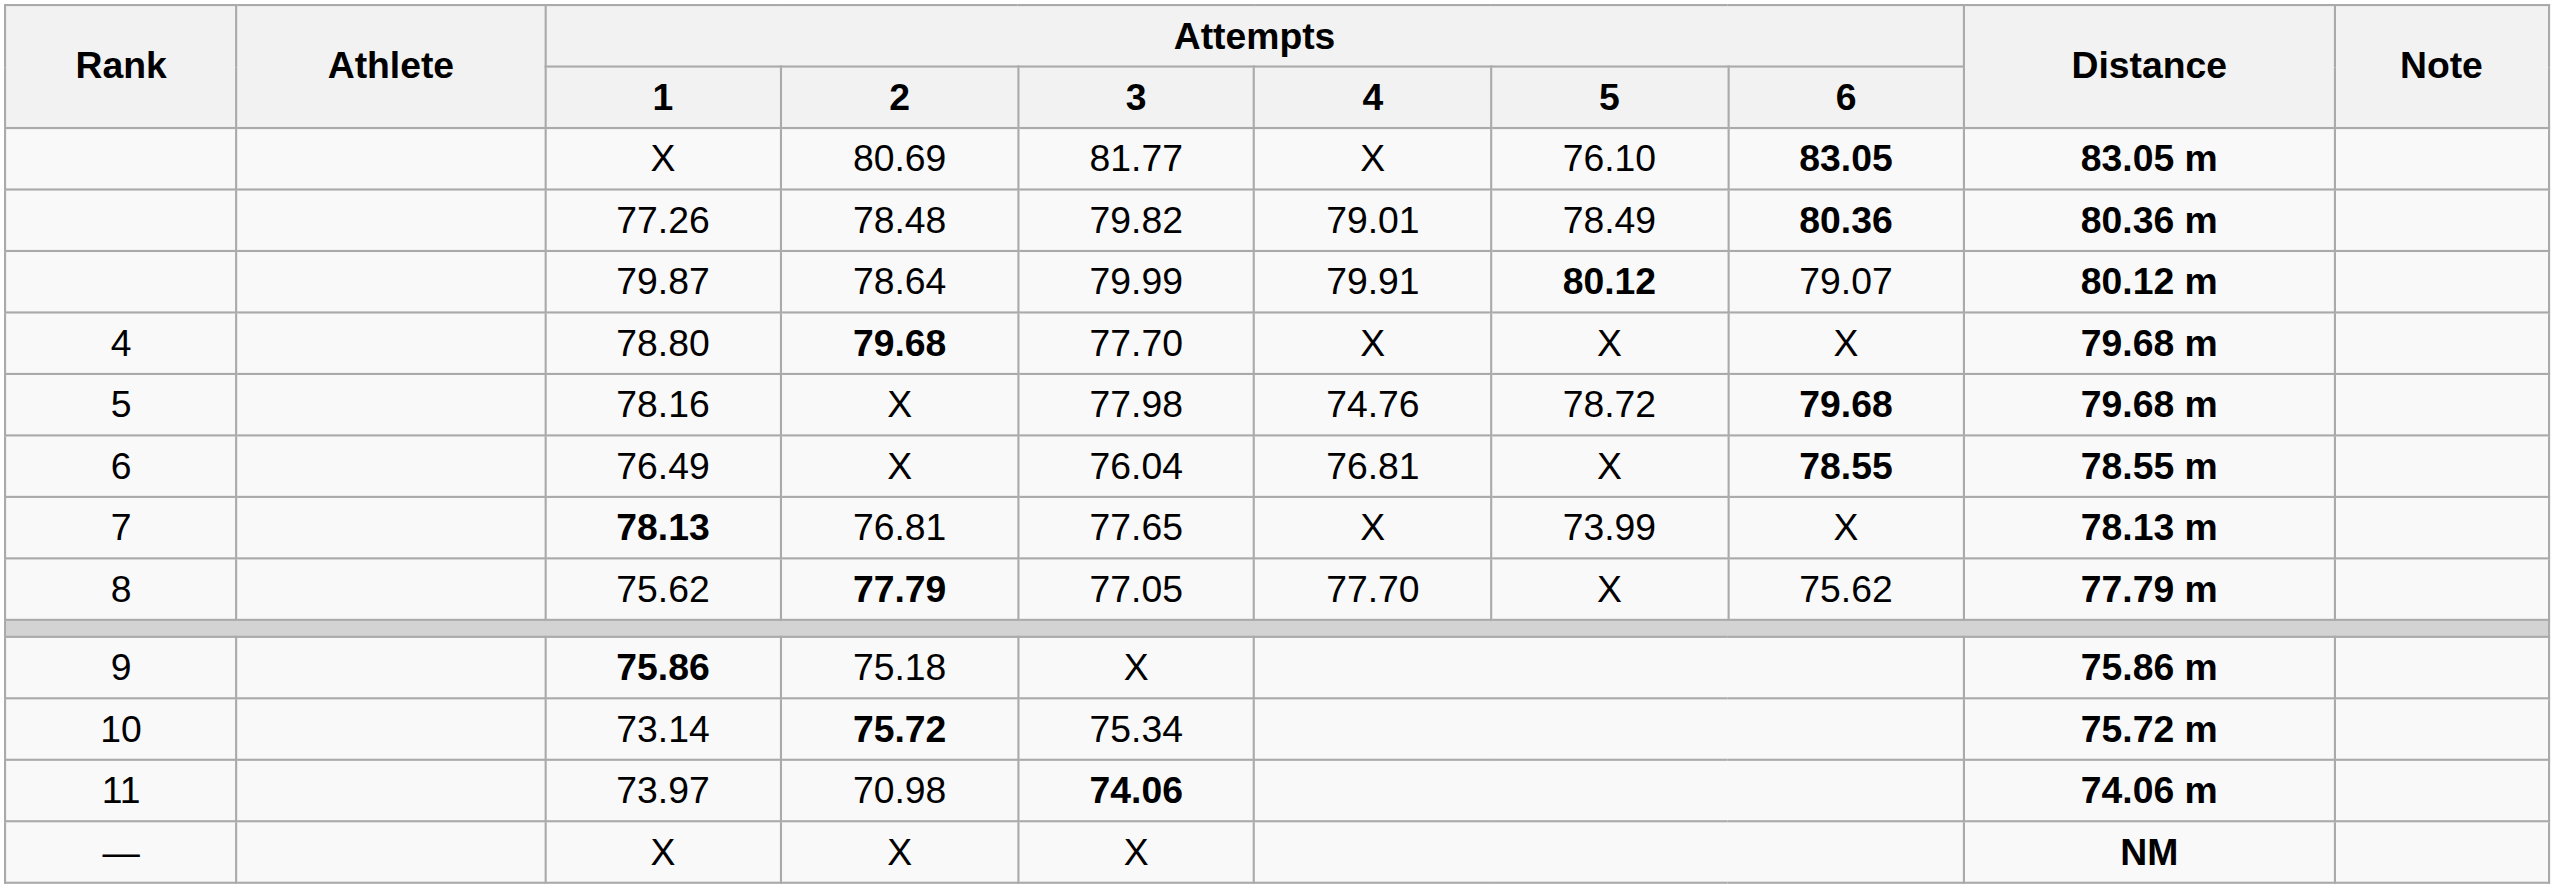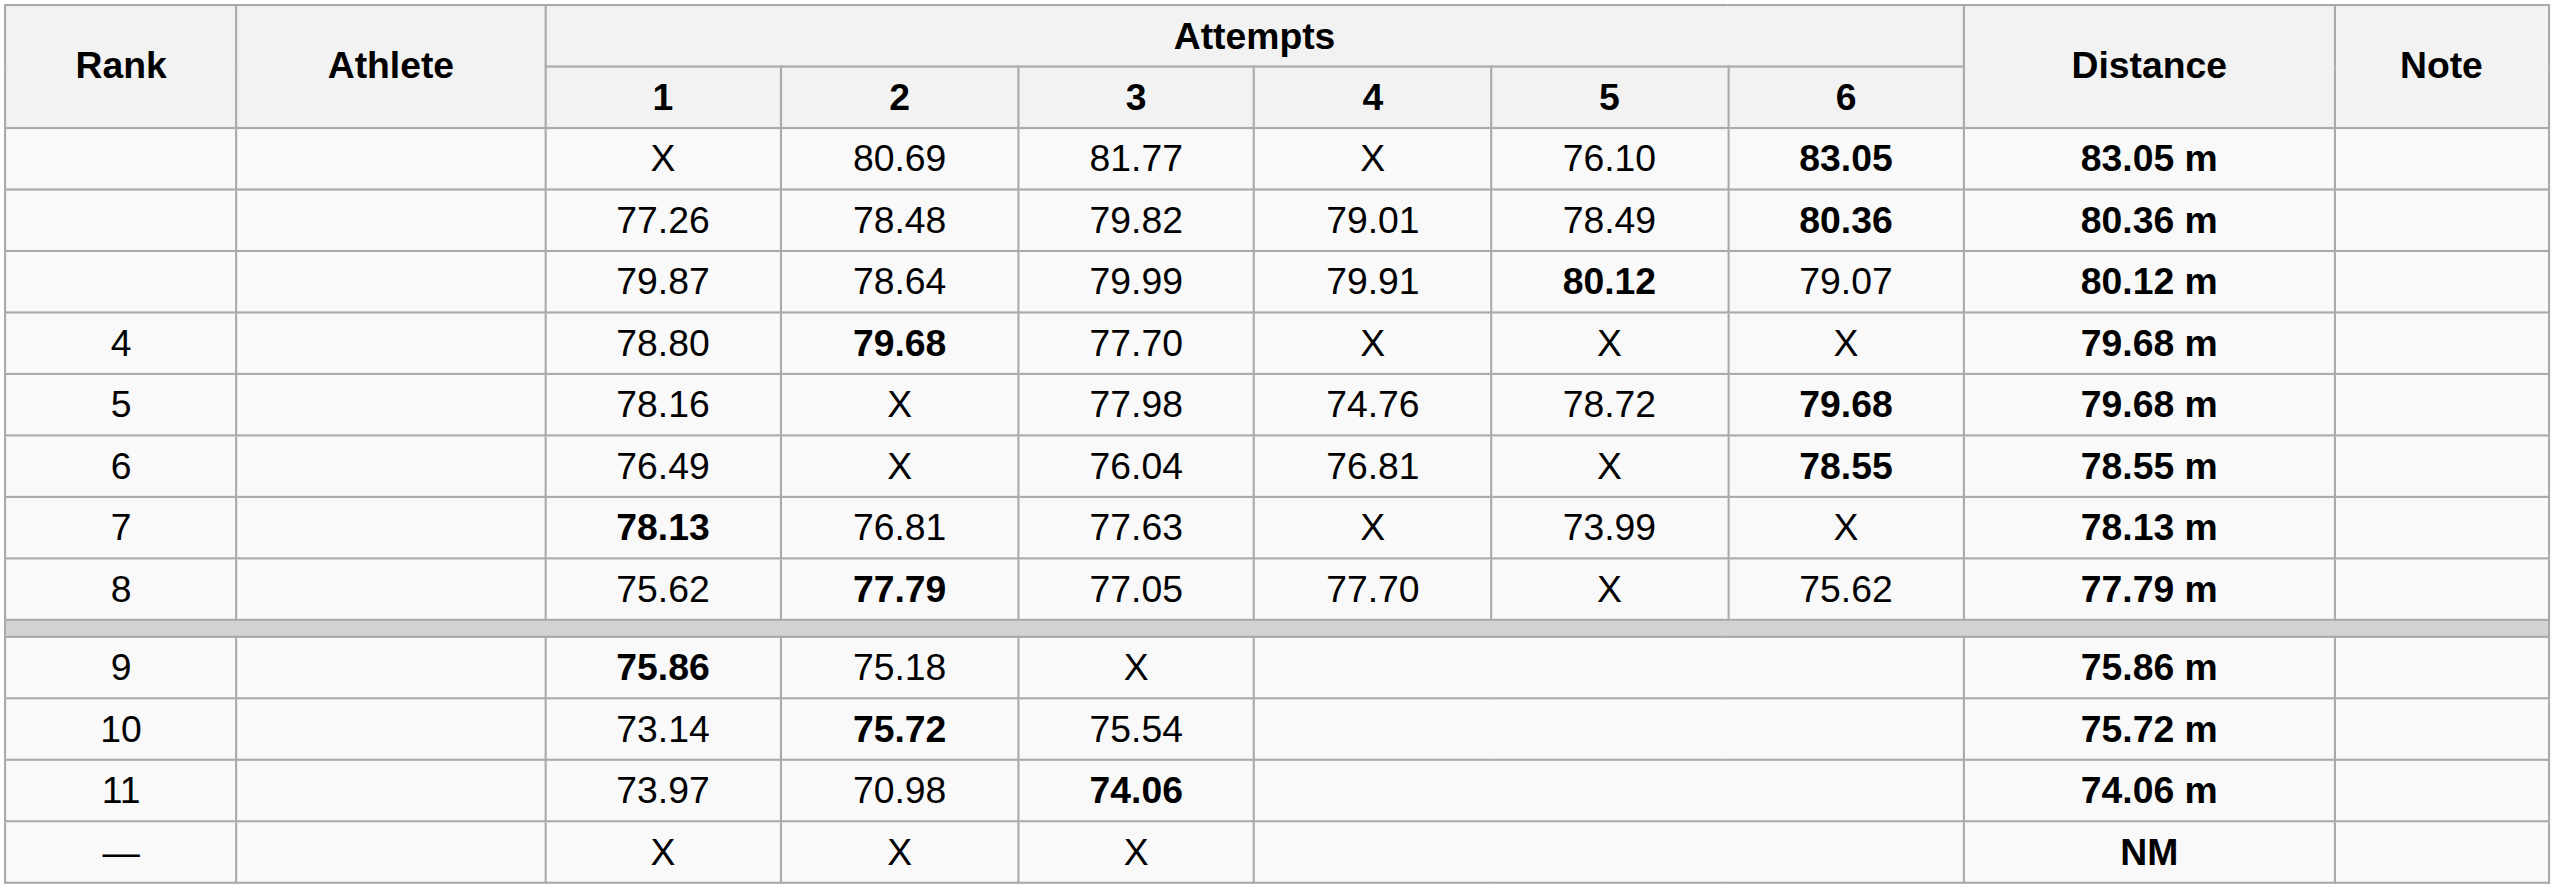(1136, 527) 77.65 -> (1136, 527) 77.63
(1136, 728) 75.34 -> (1136, 728) 75.54
